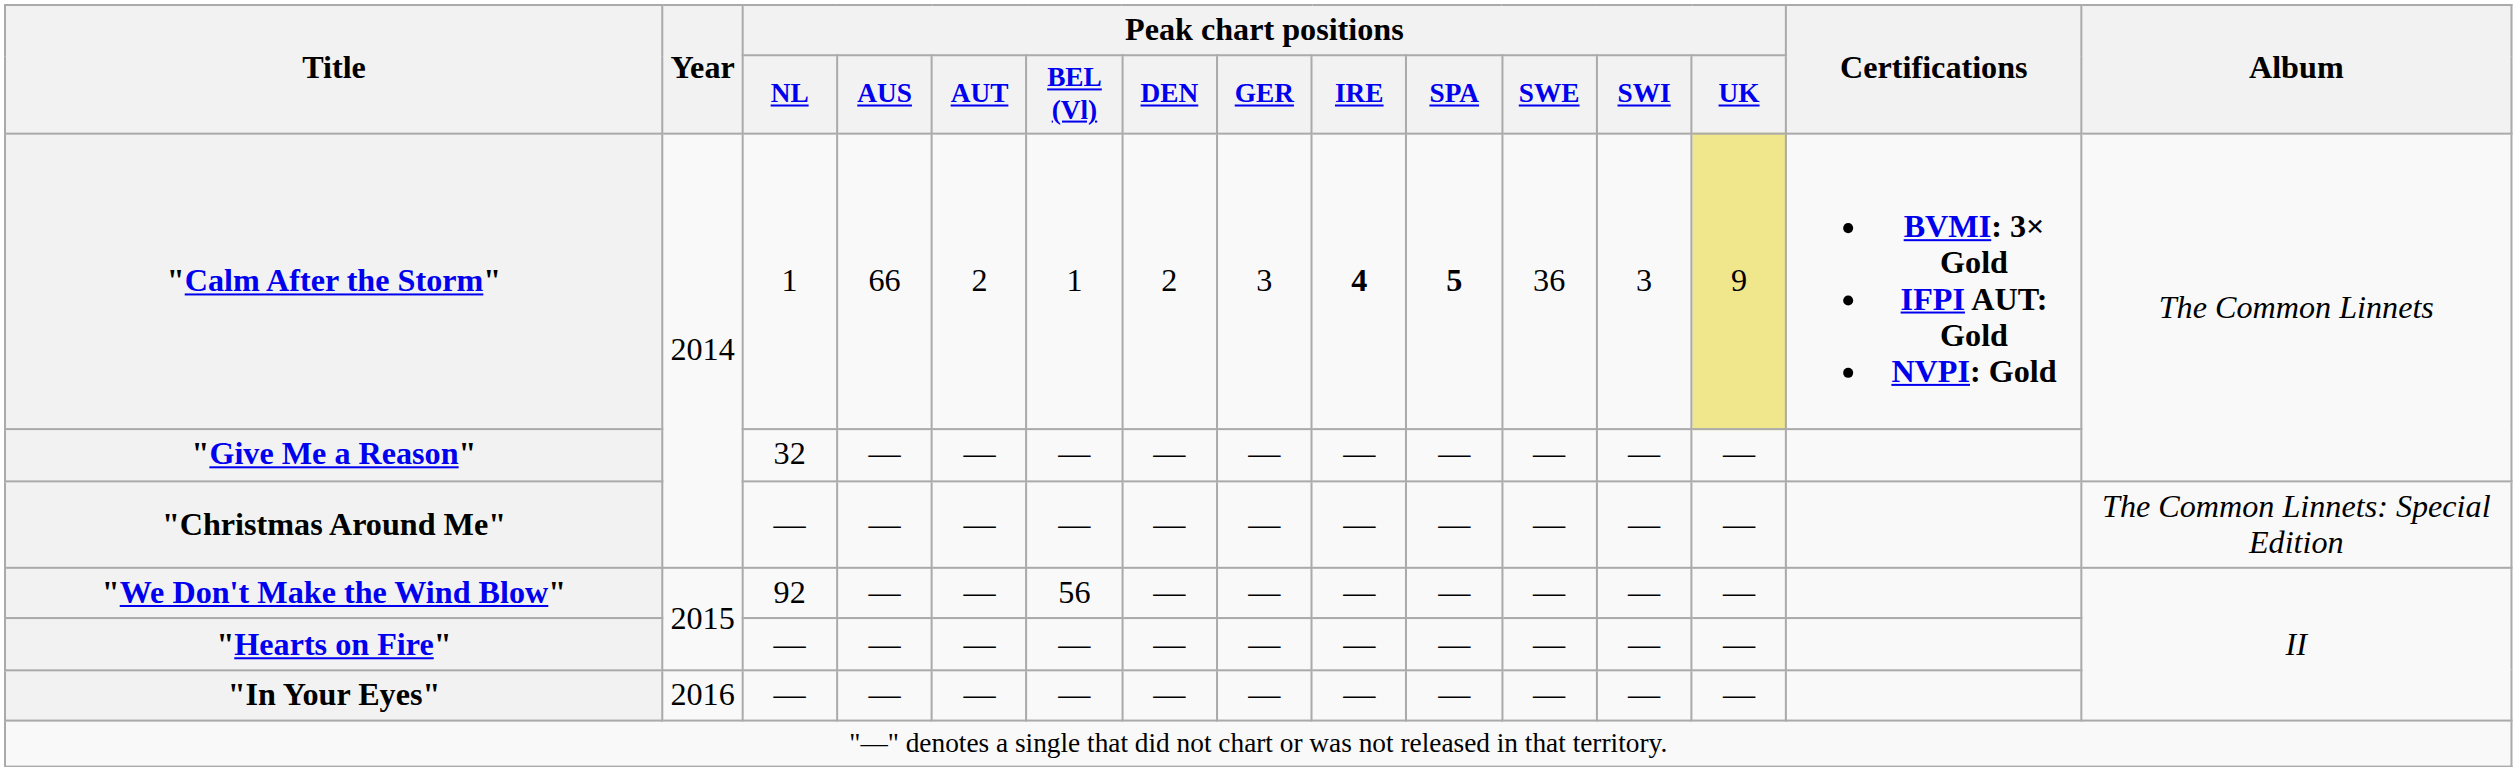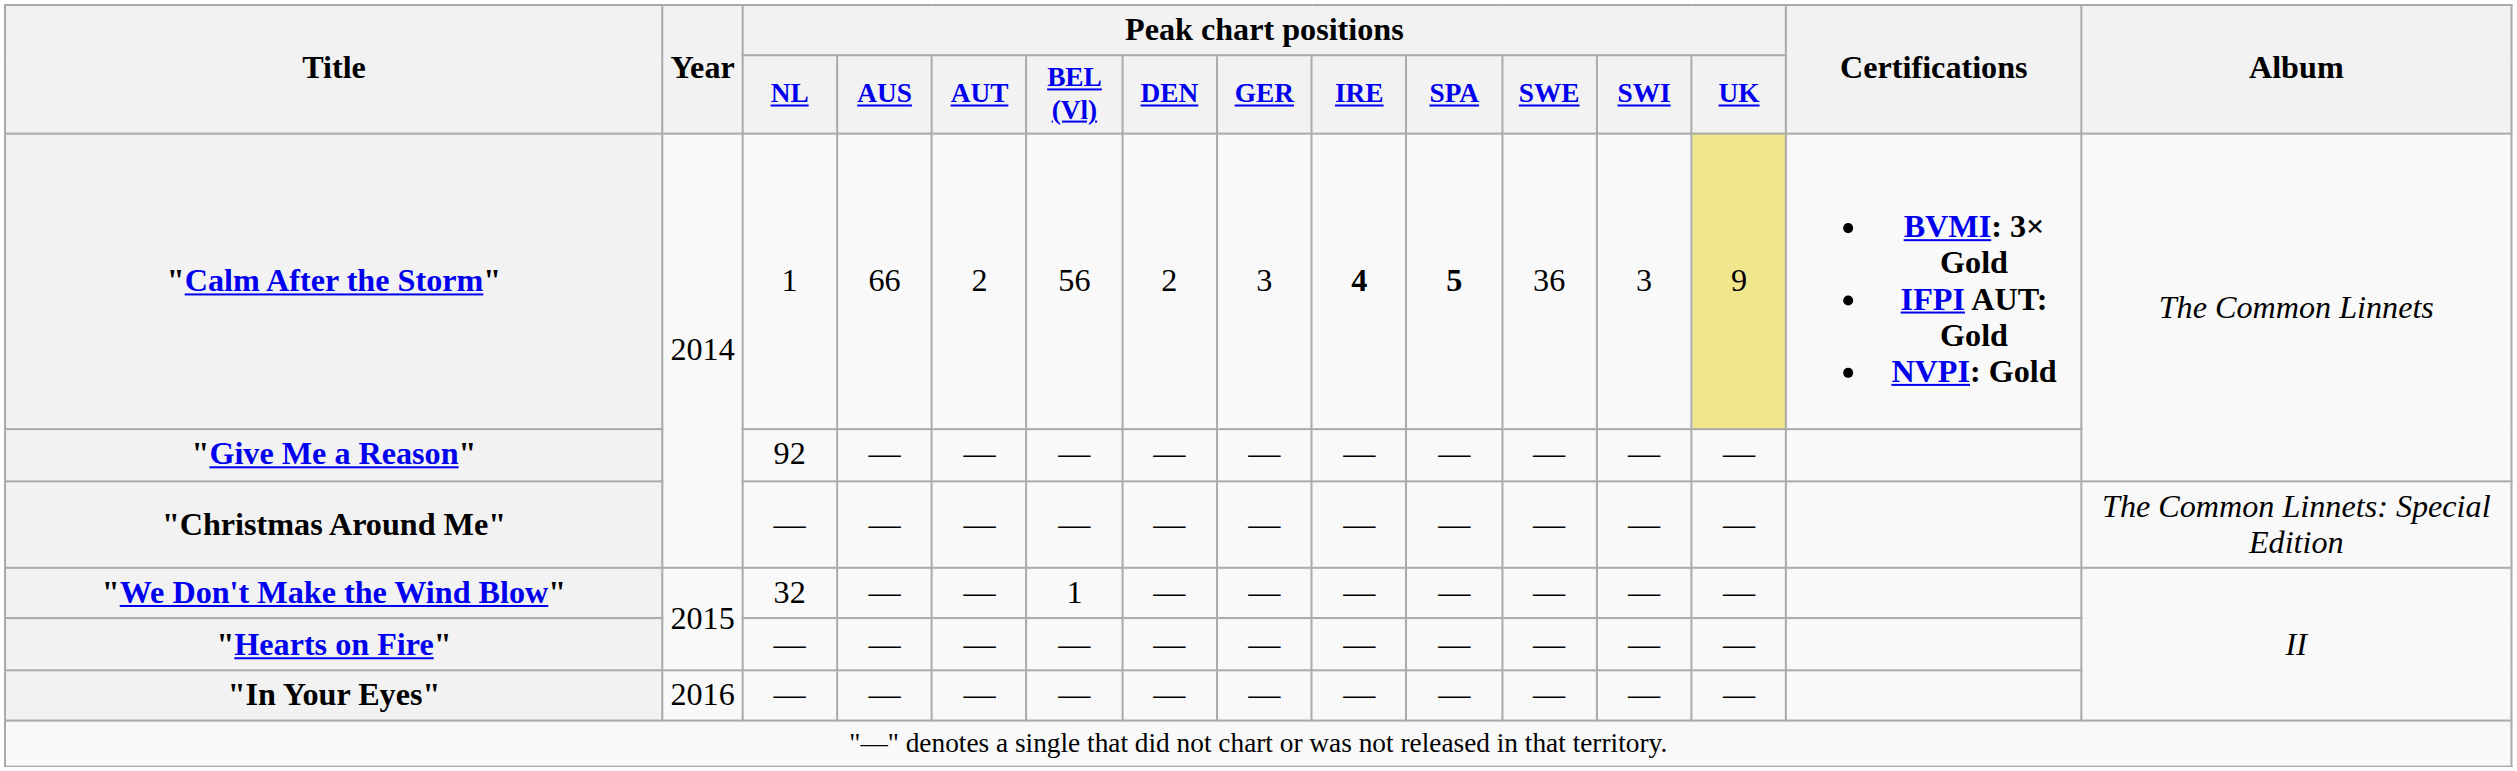(1074, 280) 1 -> (1074, 280) 56
(790, 454) 32 -> (790, 454) 92
(790, 592) 92 -> (790, 592) 32
(1074, 592) 56 -> (1074, 592) 1
